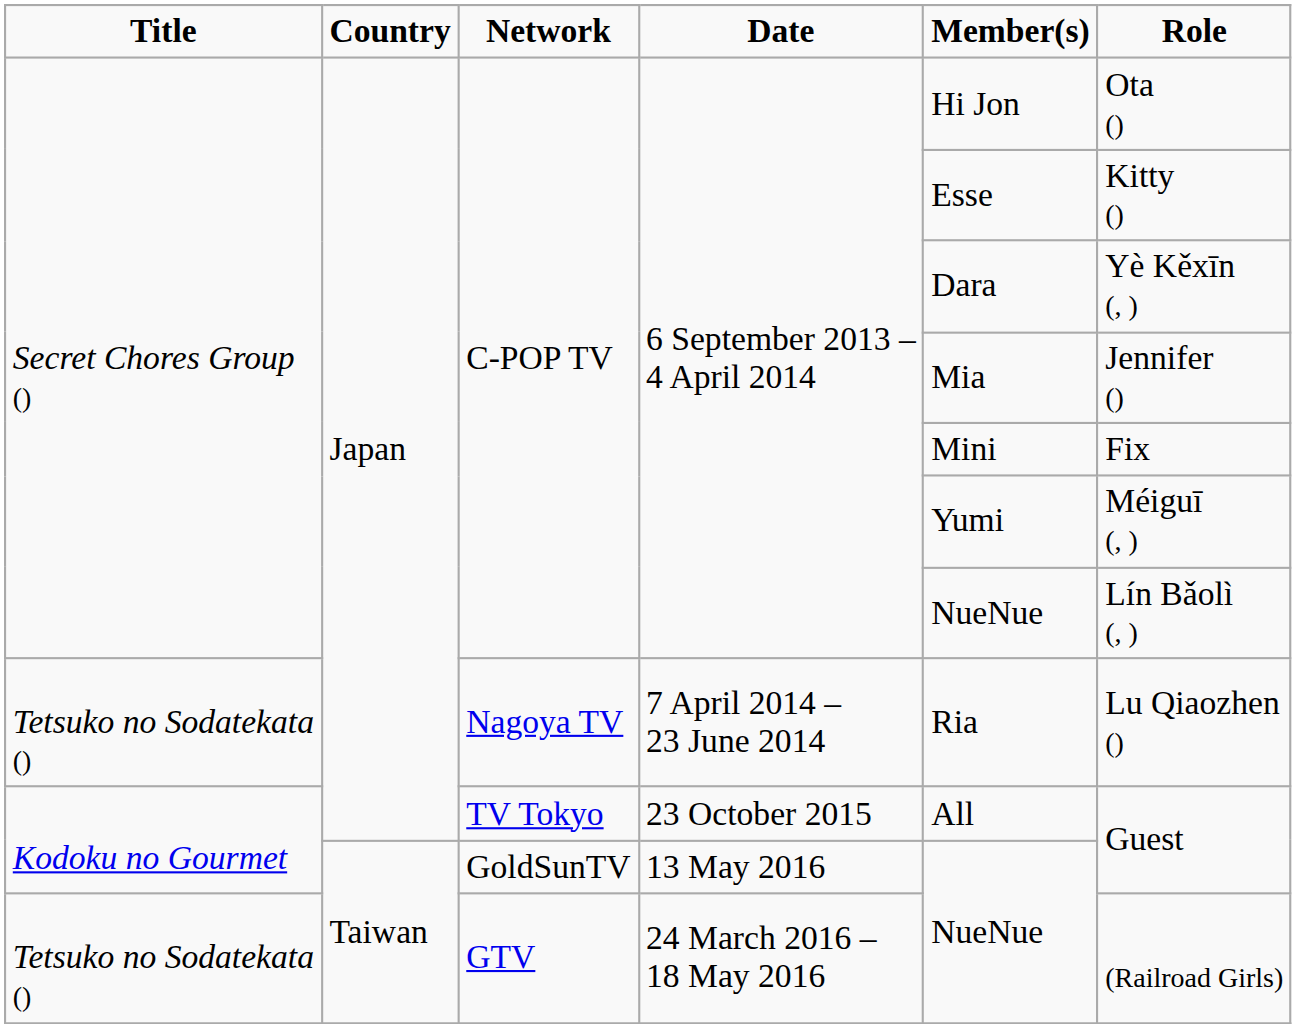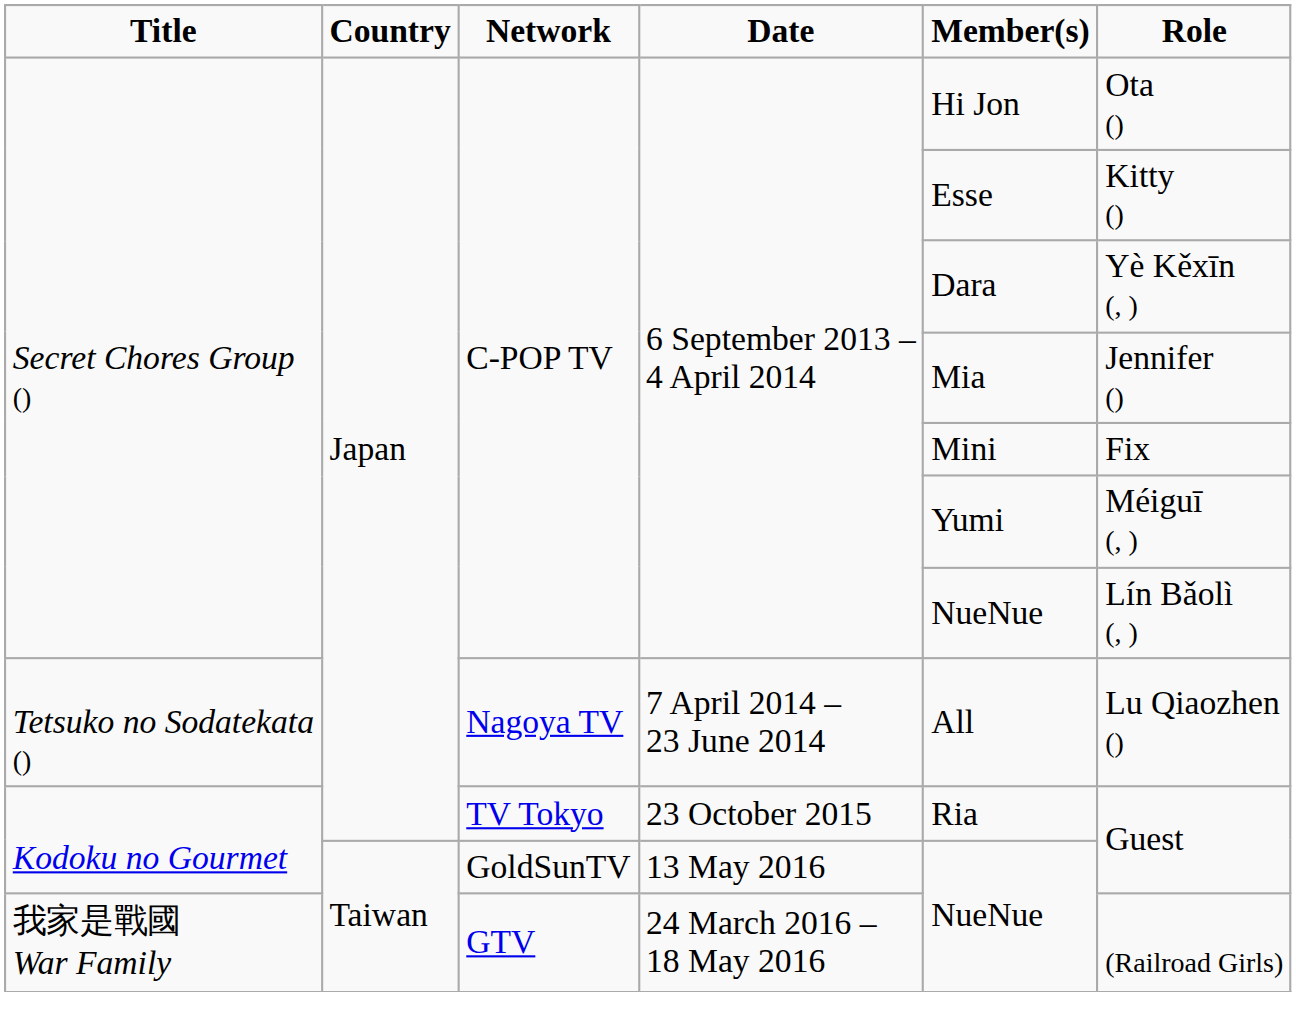(955, 722) Ria -> (953, 722) All
(953, 813) All -> (955, 813) Ria
(163, 976) Tetsuko no Sodatekata () -> (97, 942) 我家是戰國 War Family
